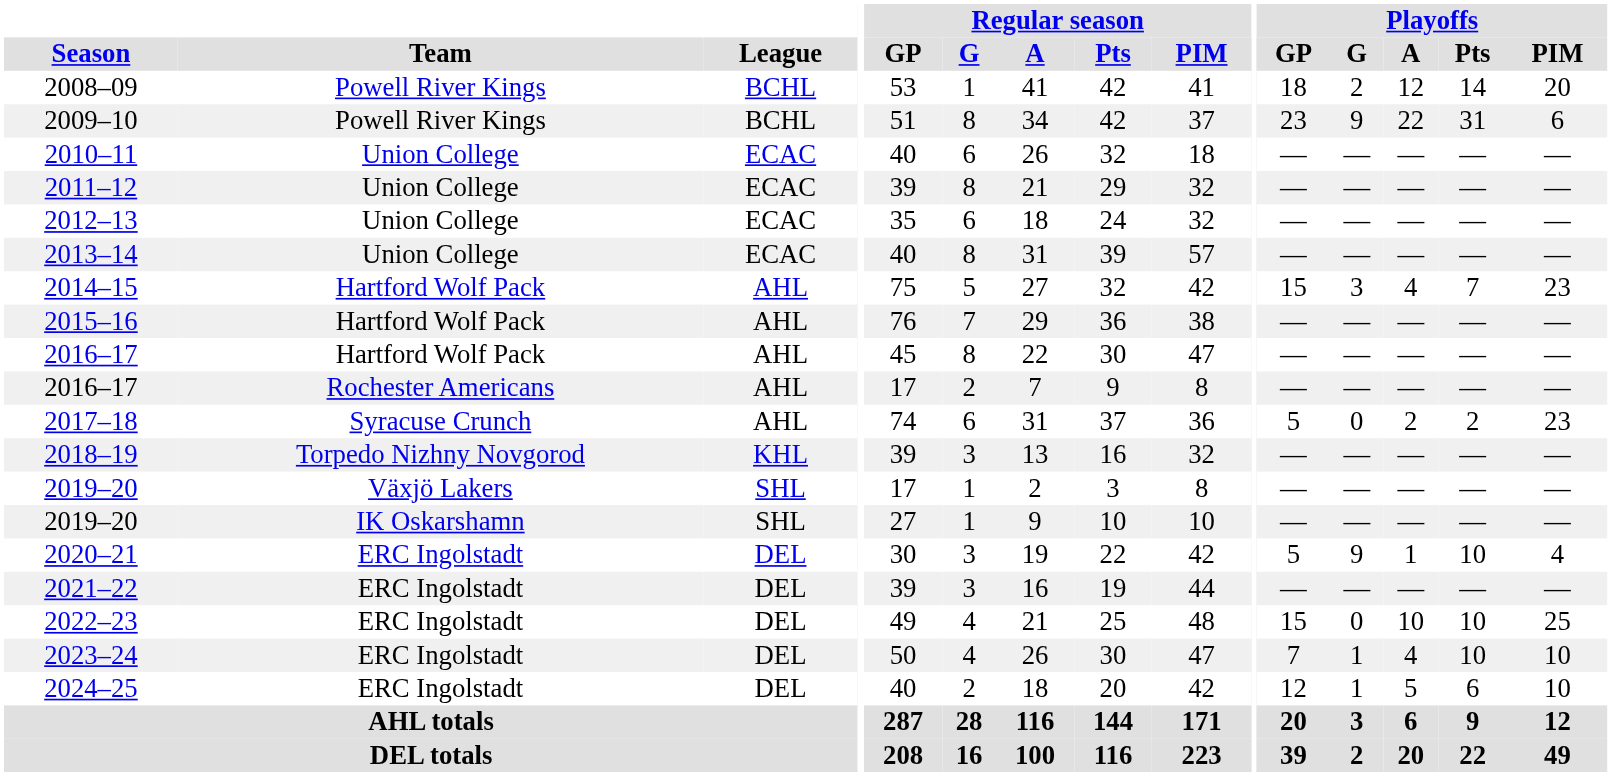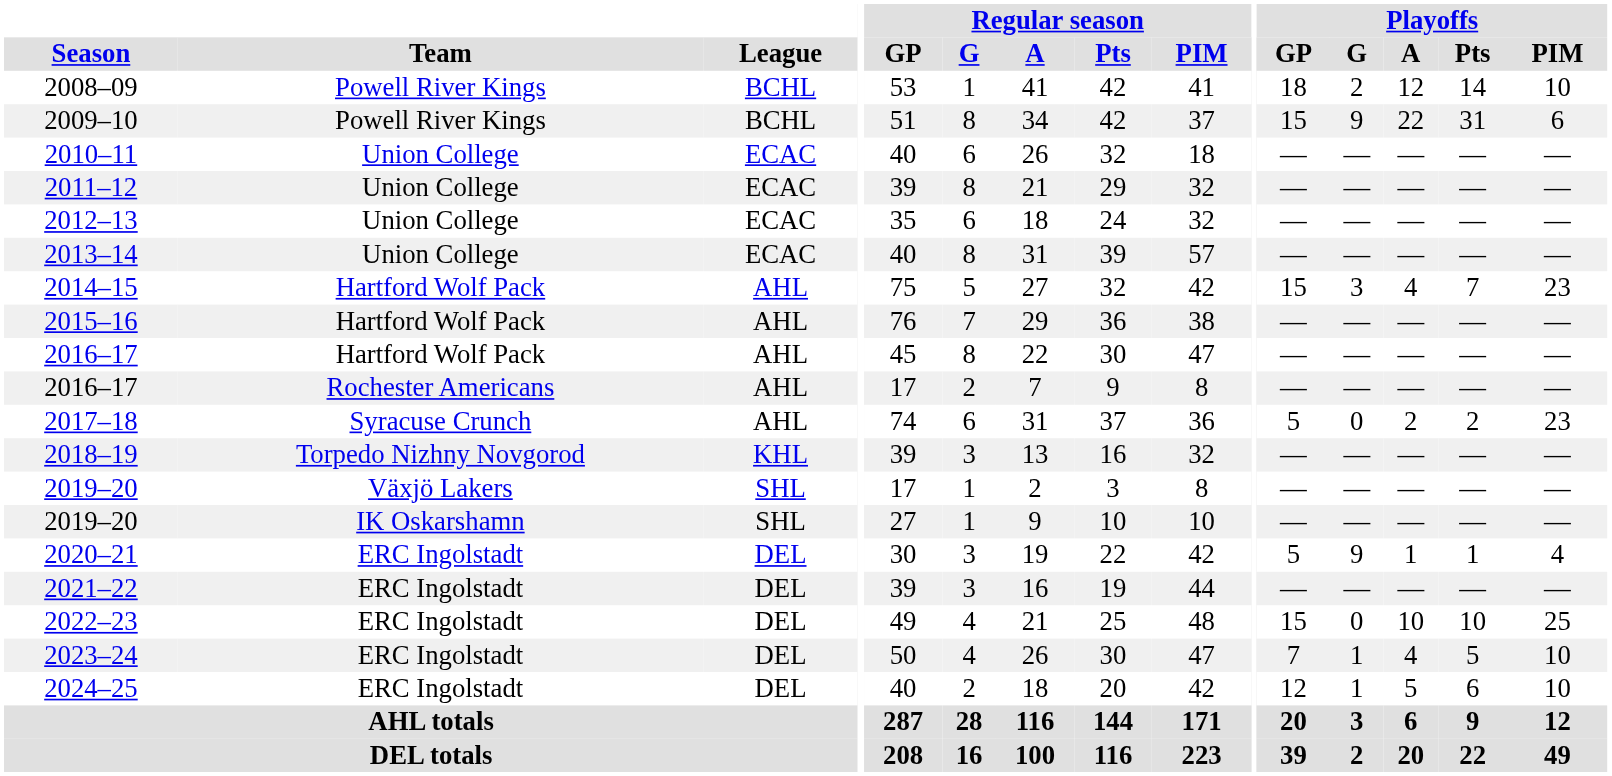(1557, 87) 20 -> (1557, 87) 10
(1293, 120) 23 -> (1293, 120) 15
(1473, 554) 10 -> (1473, 554) 1
(1473, 654) 10 -> (1473, 654) 5
